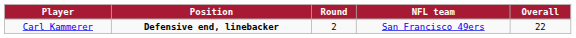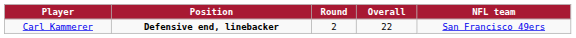columns swapped: (540, 12) <-> (433, 12)
